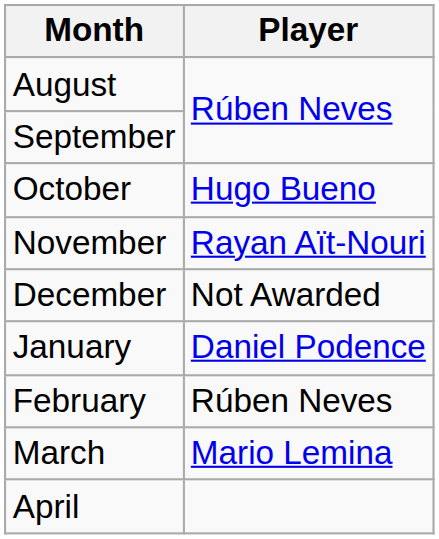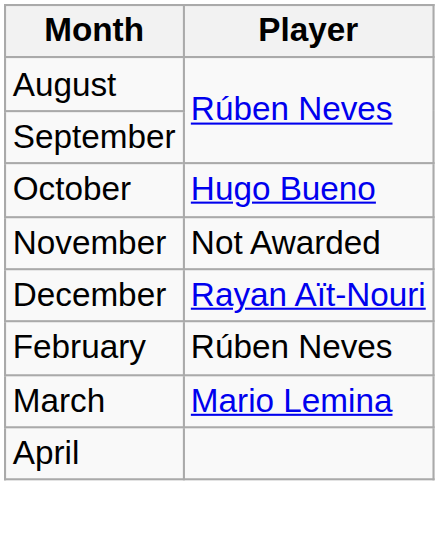(308, 242) Rayan Aït-Nouri -> (286, 242) Not Awarded
(286, 294) Not Awarded -> (308, 294) Rayan Aït-Nouri
- row: (72, 347)
